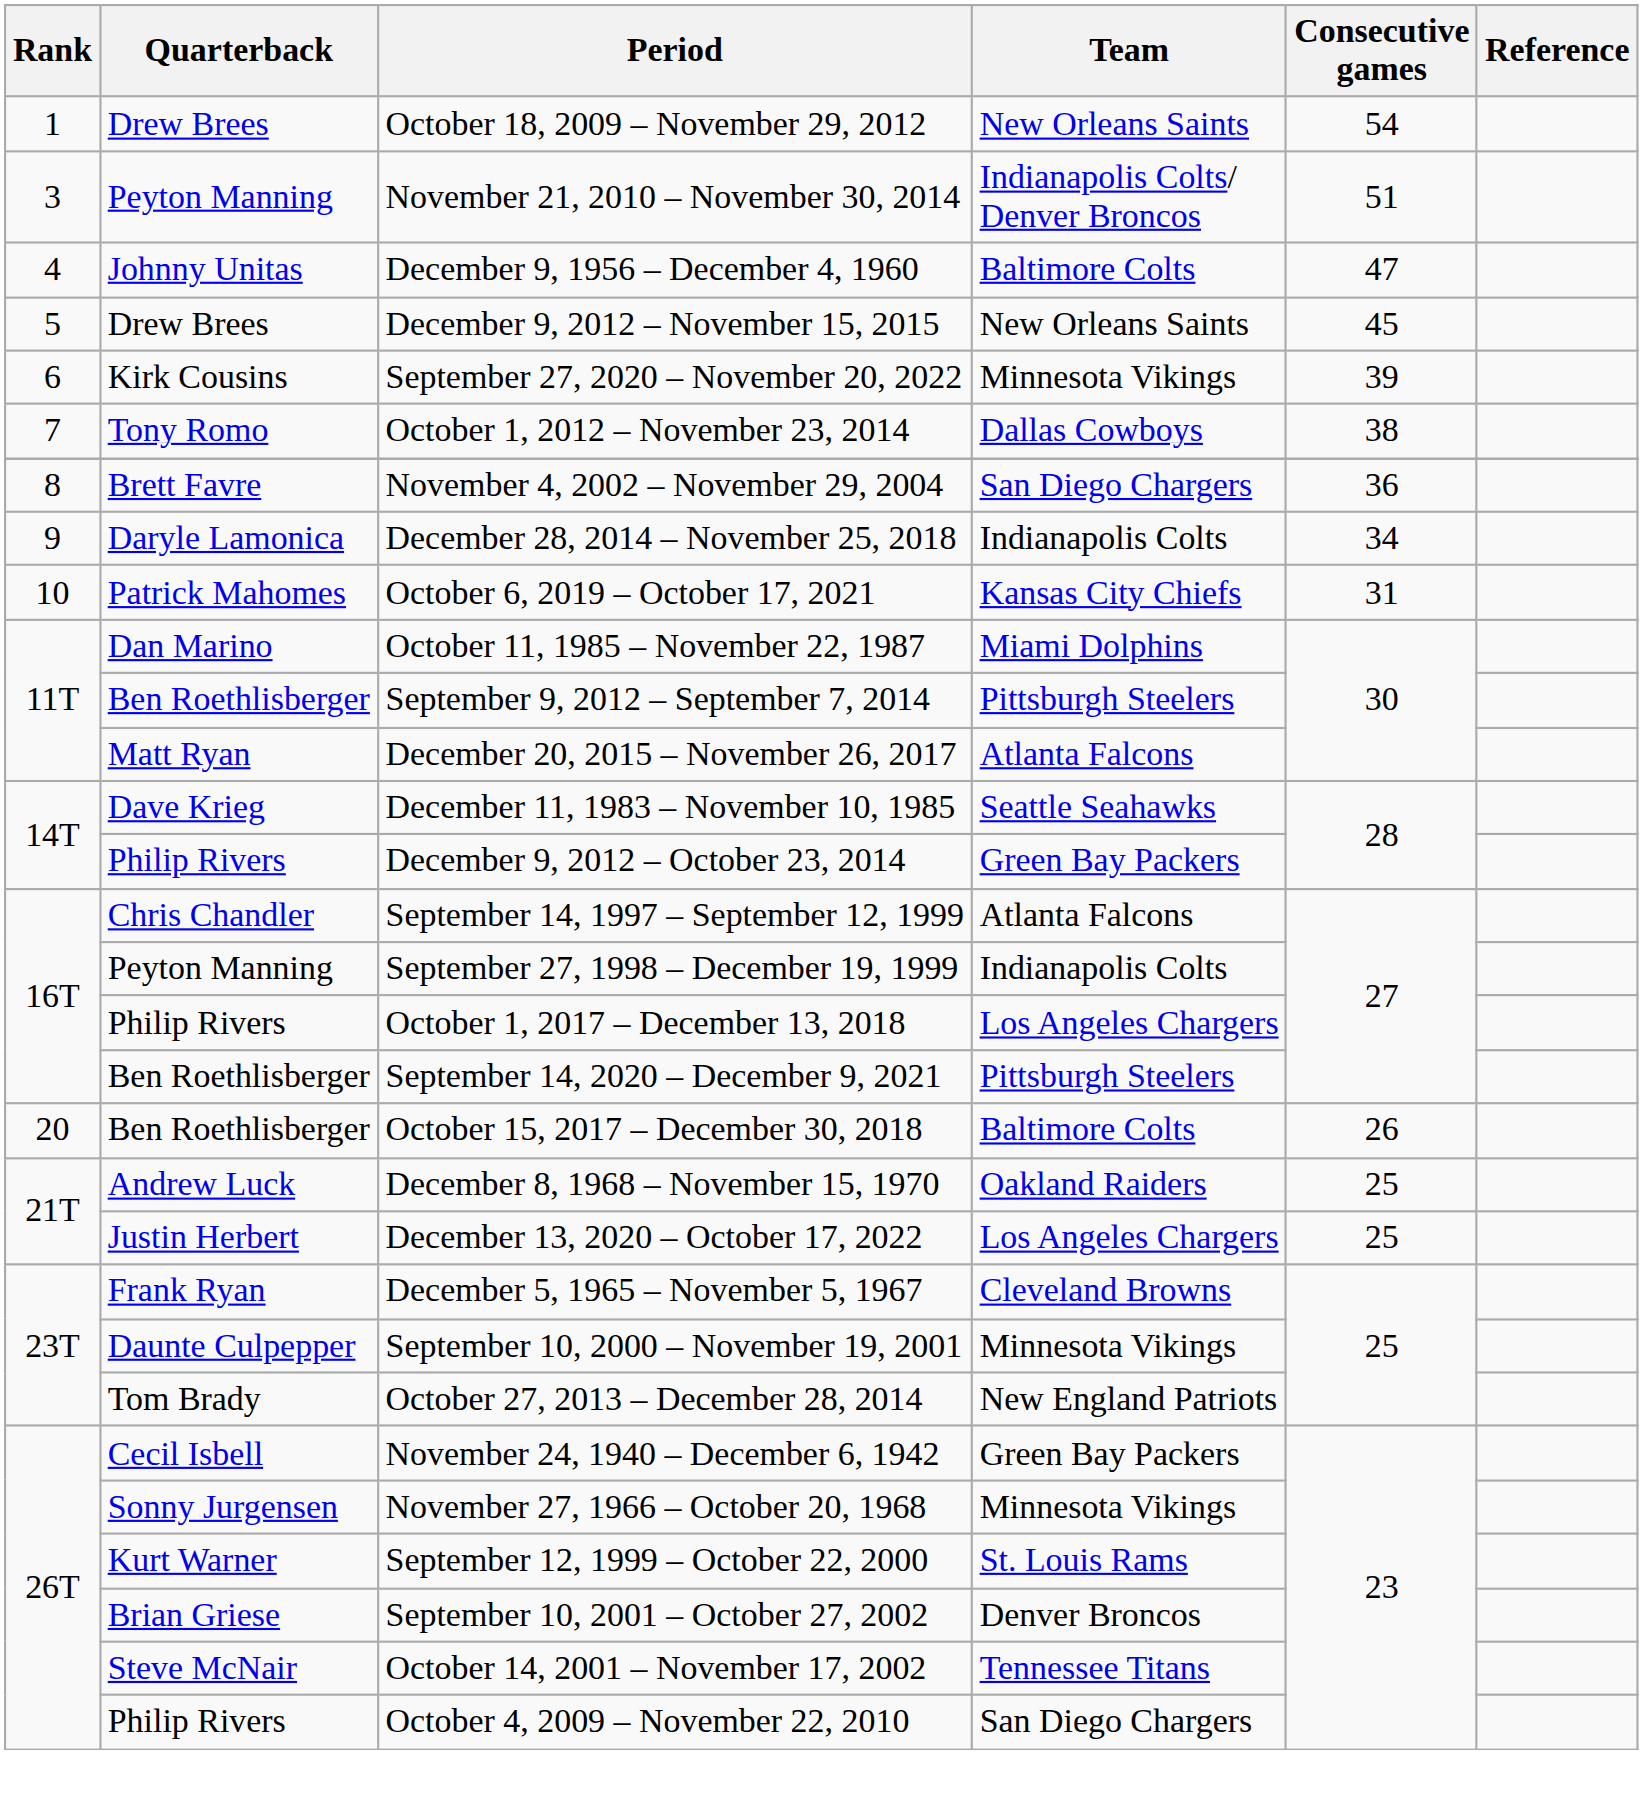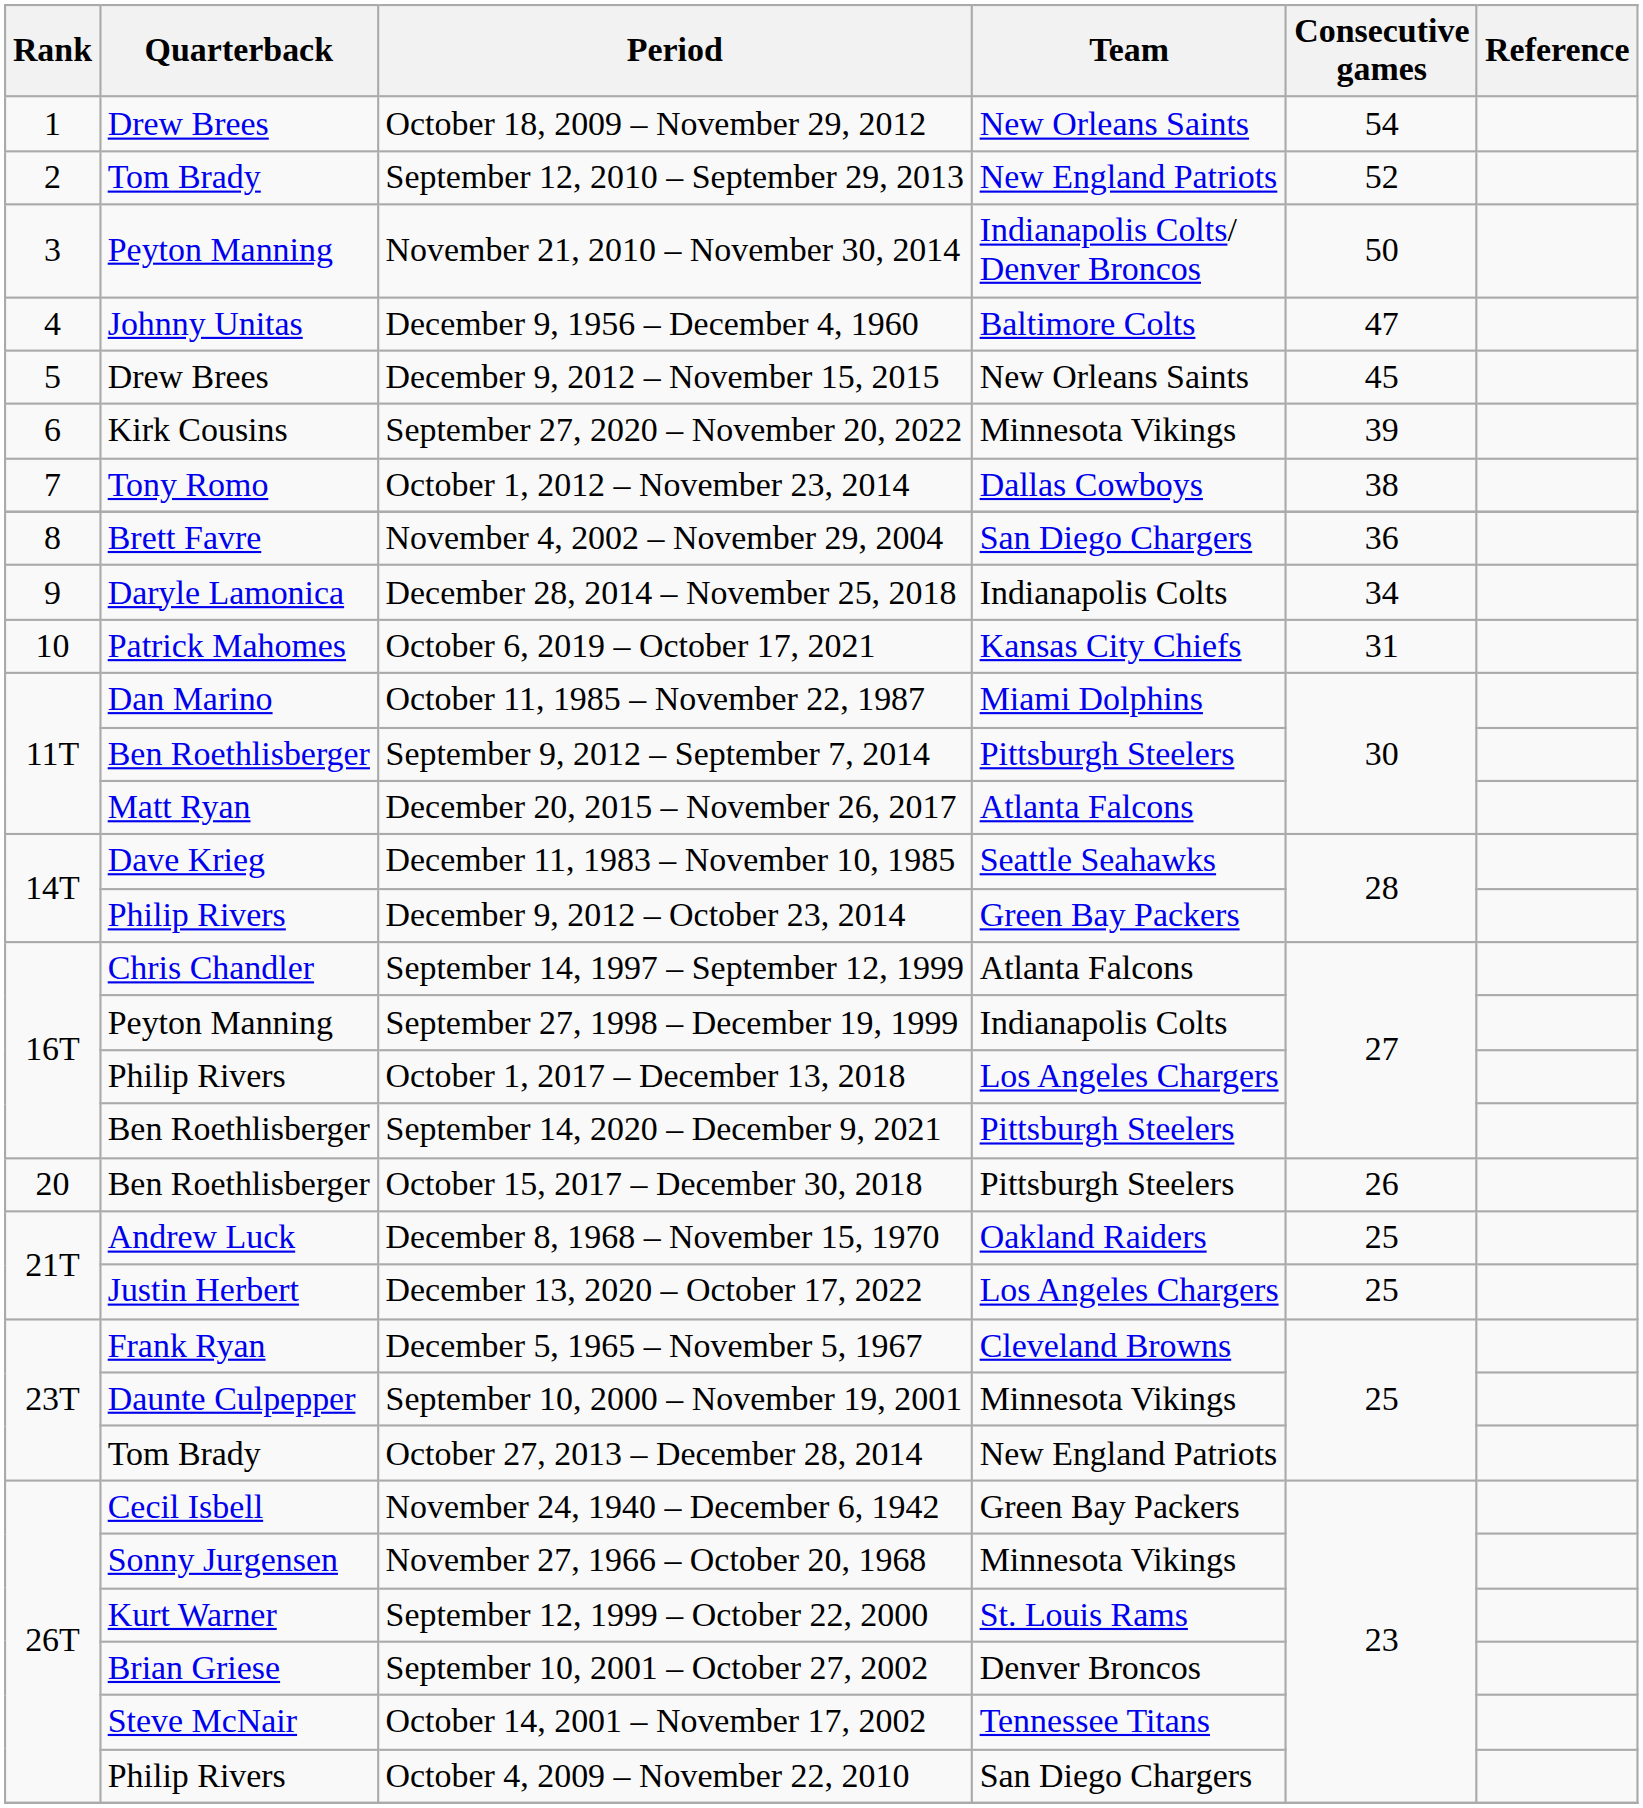+ row: (675, 177)
(1382, 196) 51 -> (1382, 250) 50
(1088, 1129) Baltimore Colts -> (1107, 1183) Pittsburgh Steelers
